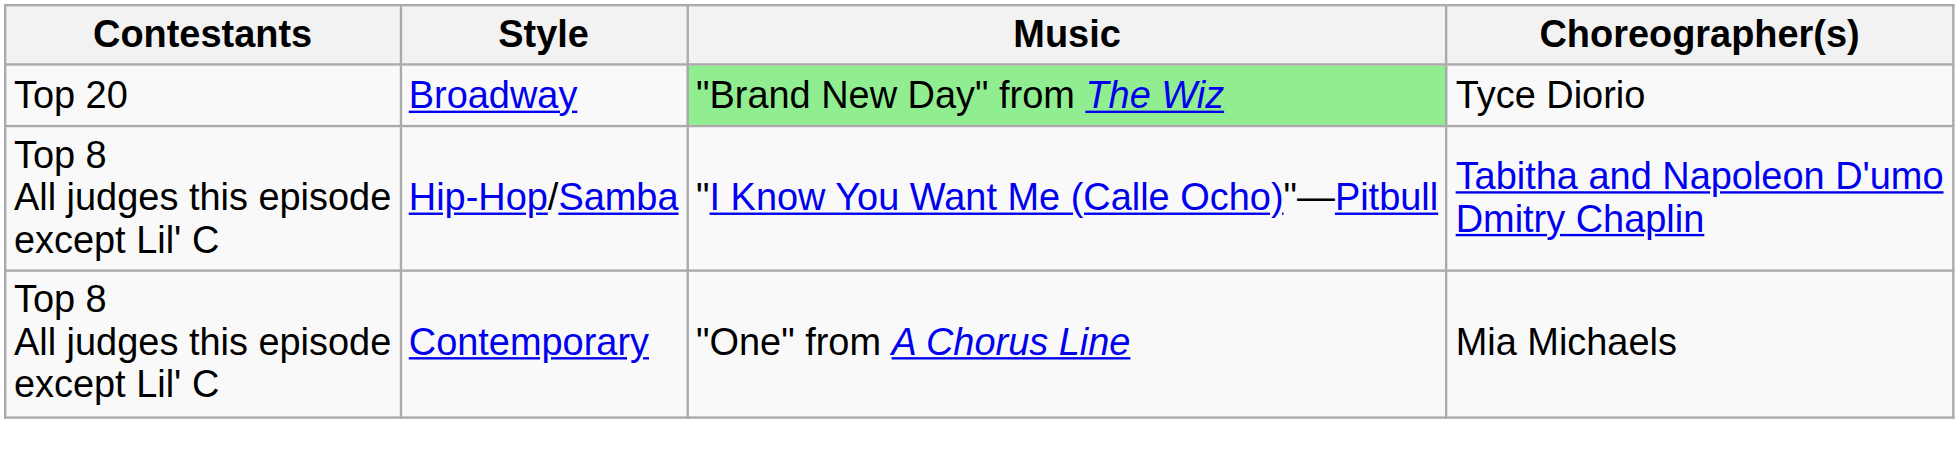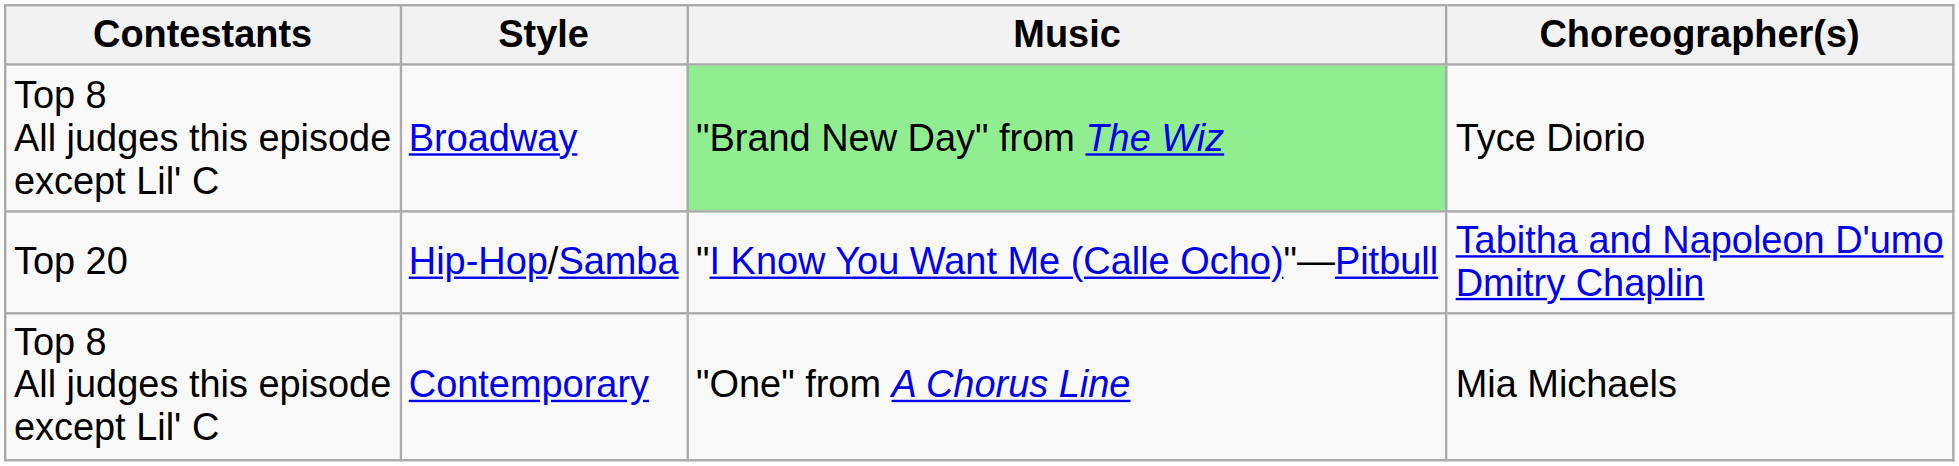(71, 94) Top 20 -> (203, 137) Top 8 All judges this episode except Lil' C
(203, 197) Top 8 All judges this episode except Lil' C -> (71, 261) Top 20
